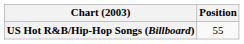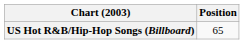(218, 30) 55 -> (218, 30) 65
